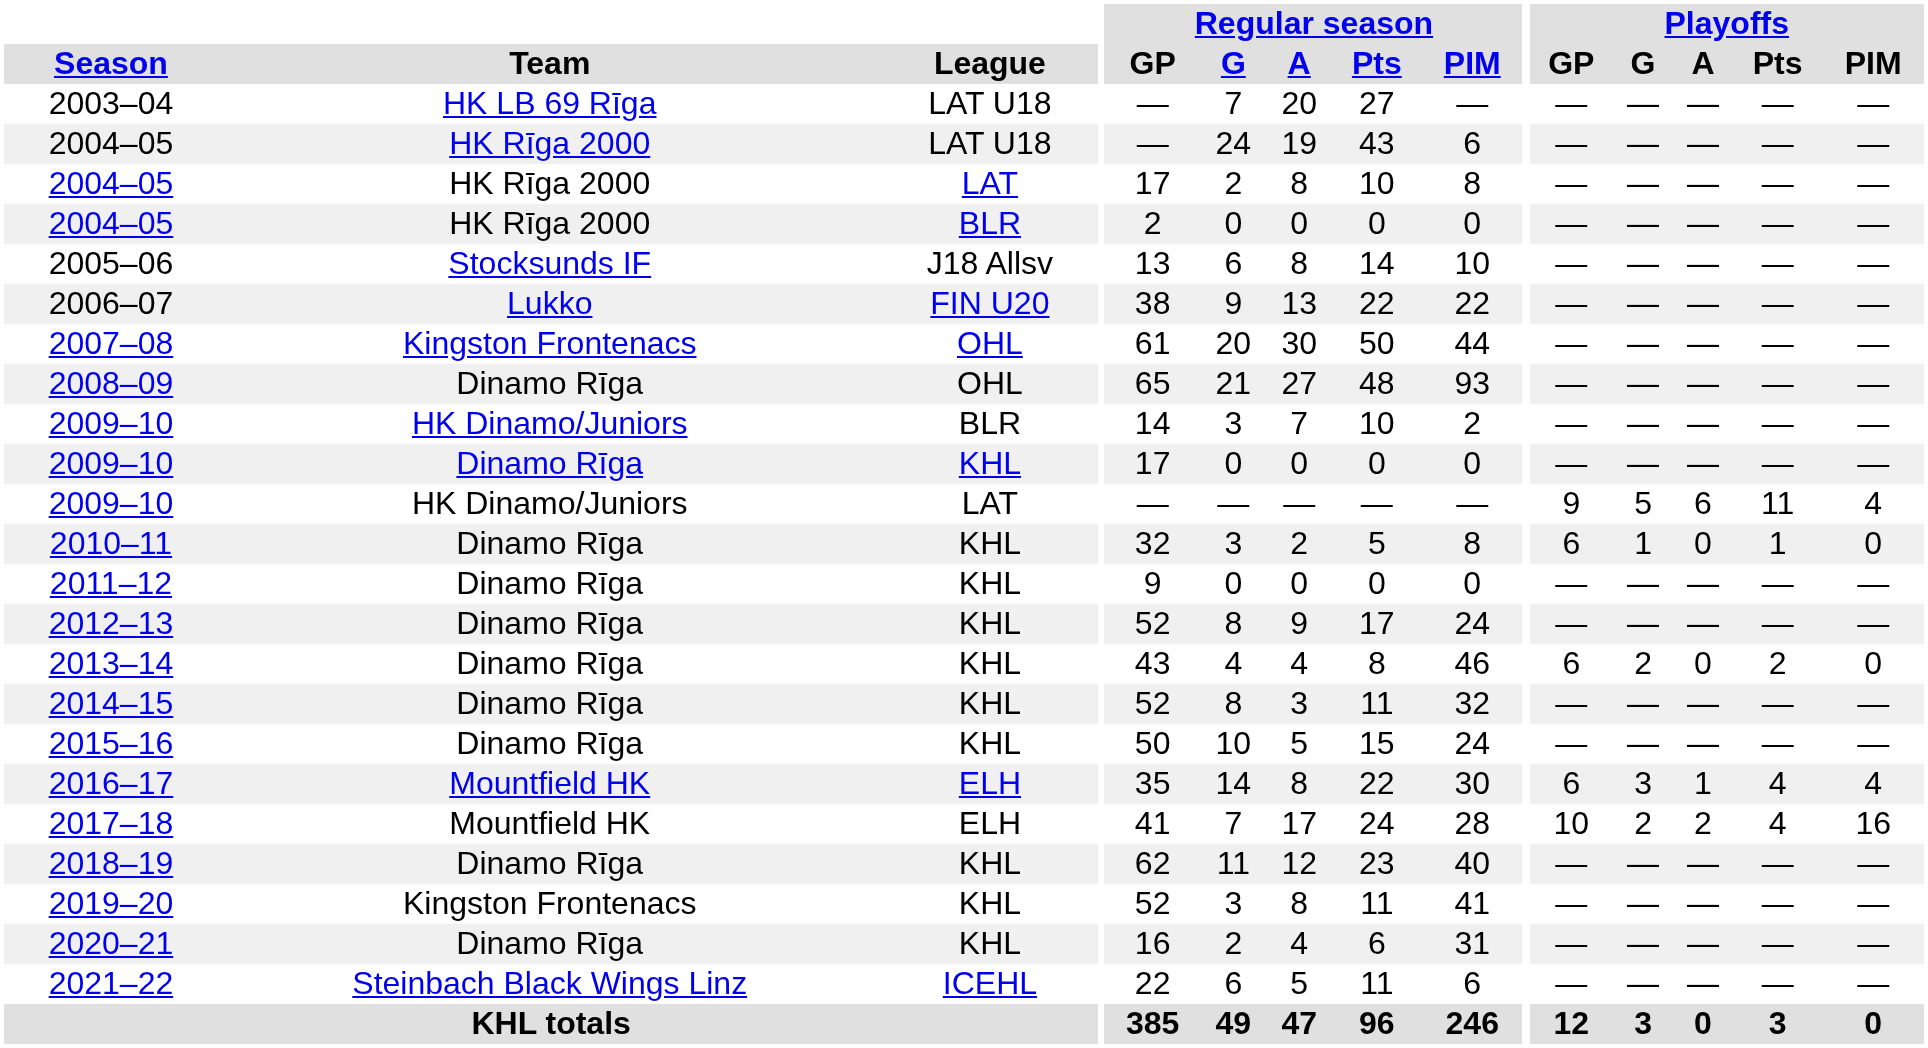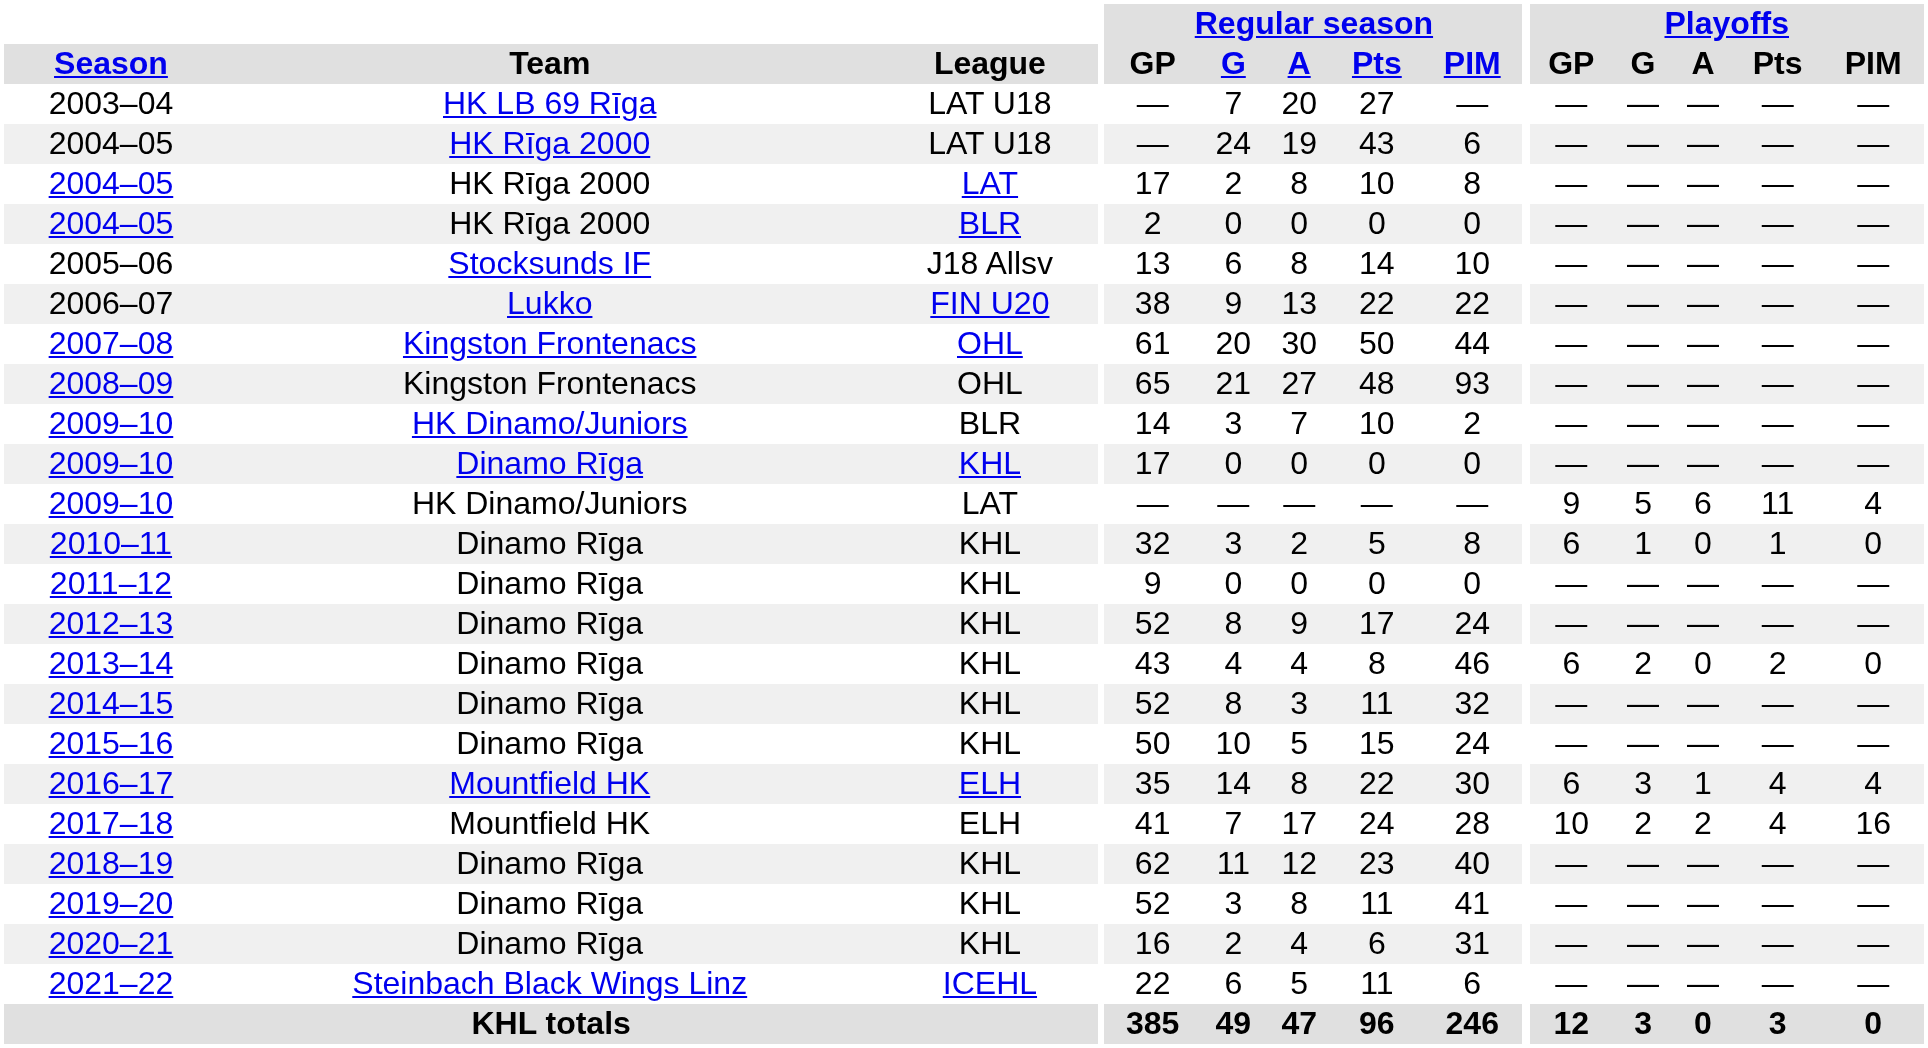(550, 383) Dinamo Rīga -> (550, 383) Kingston Frontenacs
(550, 903) Kingston Frontenacs -> (550, 903) Dinamo Rīga
